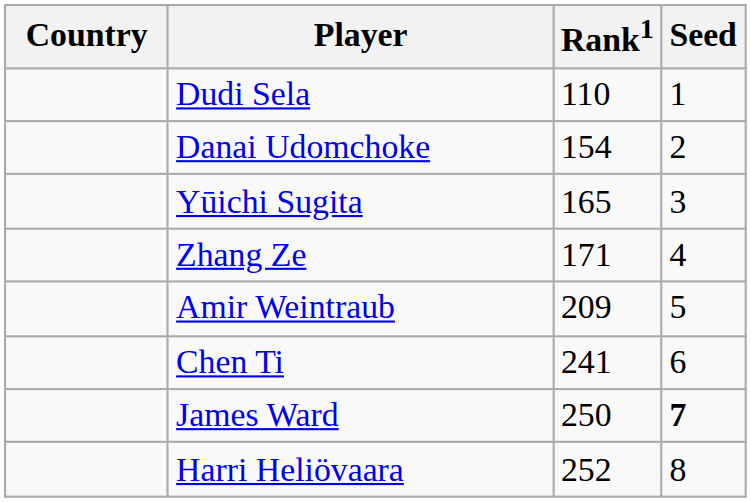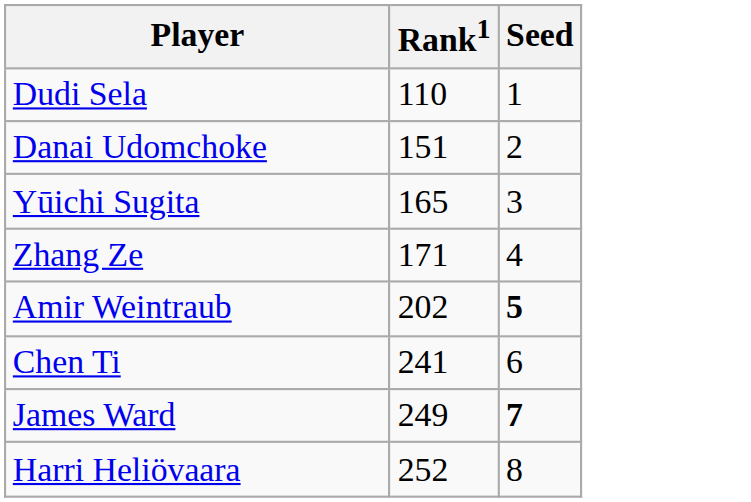- column: (87, 35)
(586, 147) 154 -> (423, 147) 151
(586, 308) 209 -> (423, 308) 202
(678, 308) normal -> (515, 308) bold
(586, 415) 250 -> (423, 415) 249
